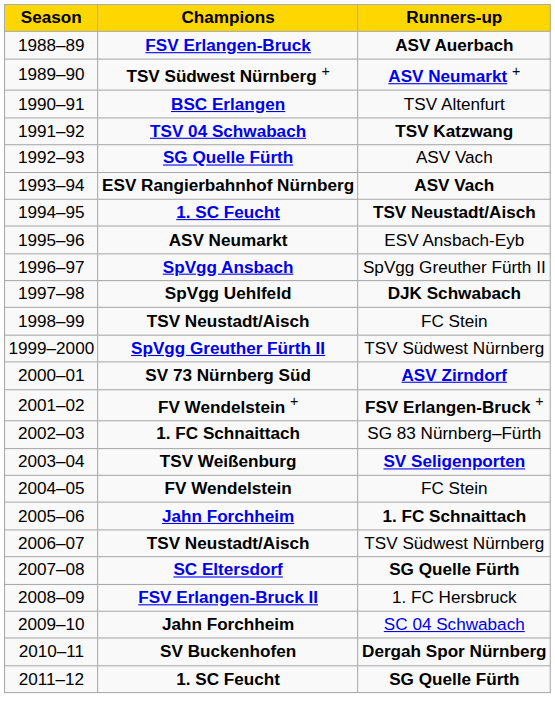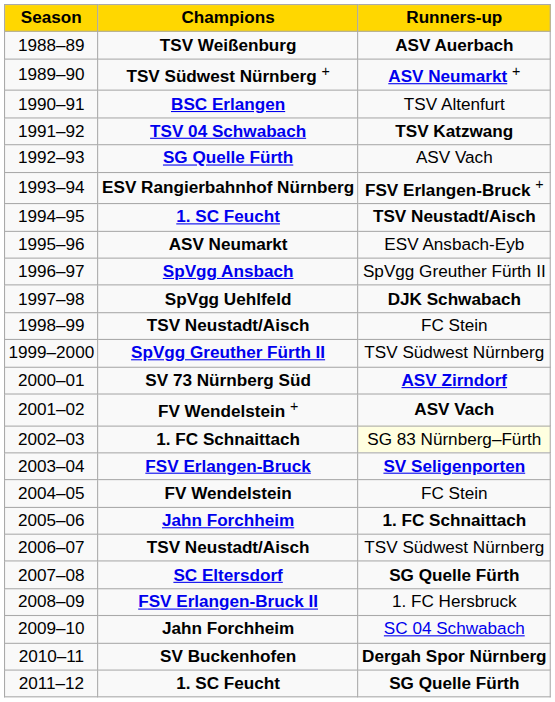(228, 45) FSV Erlangen-Bruck -> (228, 45) TSV Weißenburg
(454, 185) ASV Vach -> (454, 187) FSV Erlangen-Bruck +
(454, 405) FSV Erlangen-Bruck + -> (454, 409) ASV Vach
(454, 434) no background -> (454, 439) lightyellow background
(228, 461) TSV Weißenburg -> (228, 466) FSV Erlangen-Bruck
